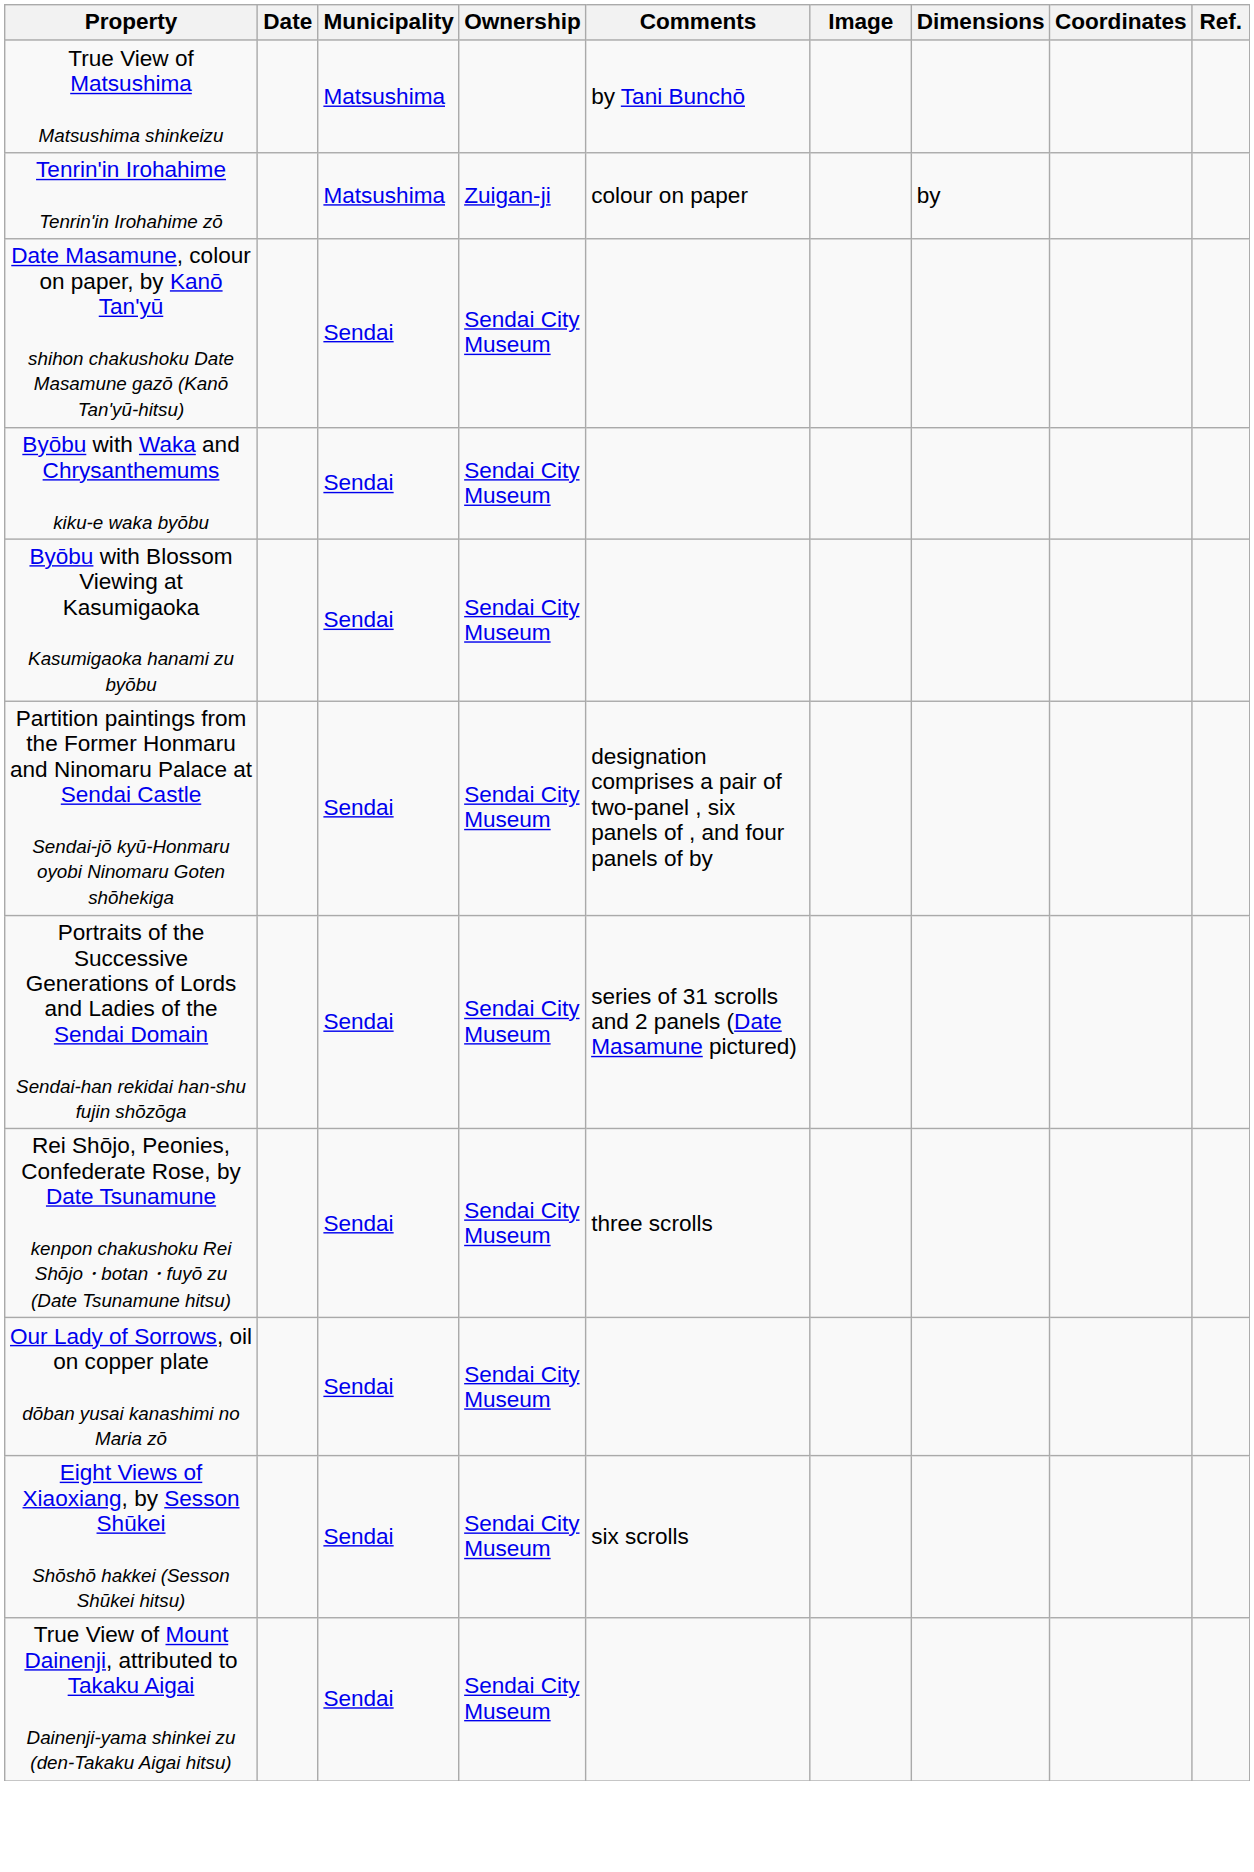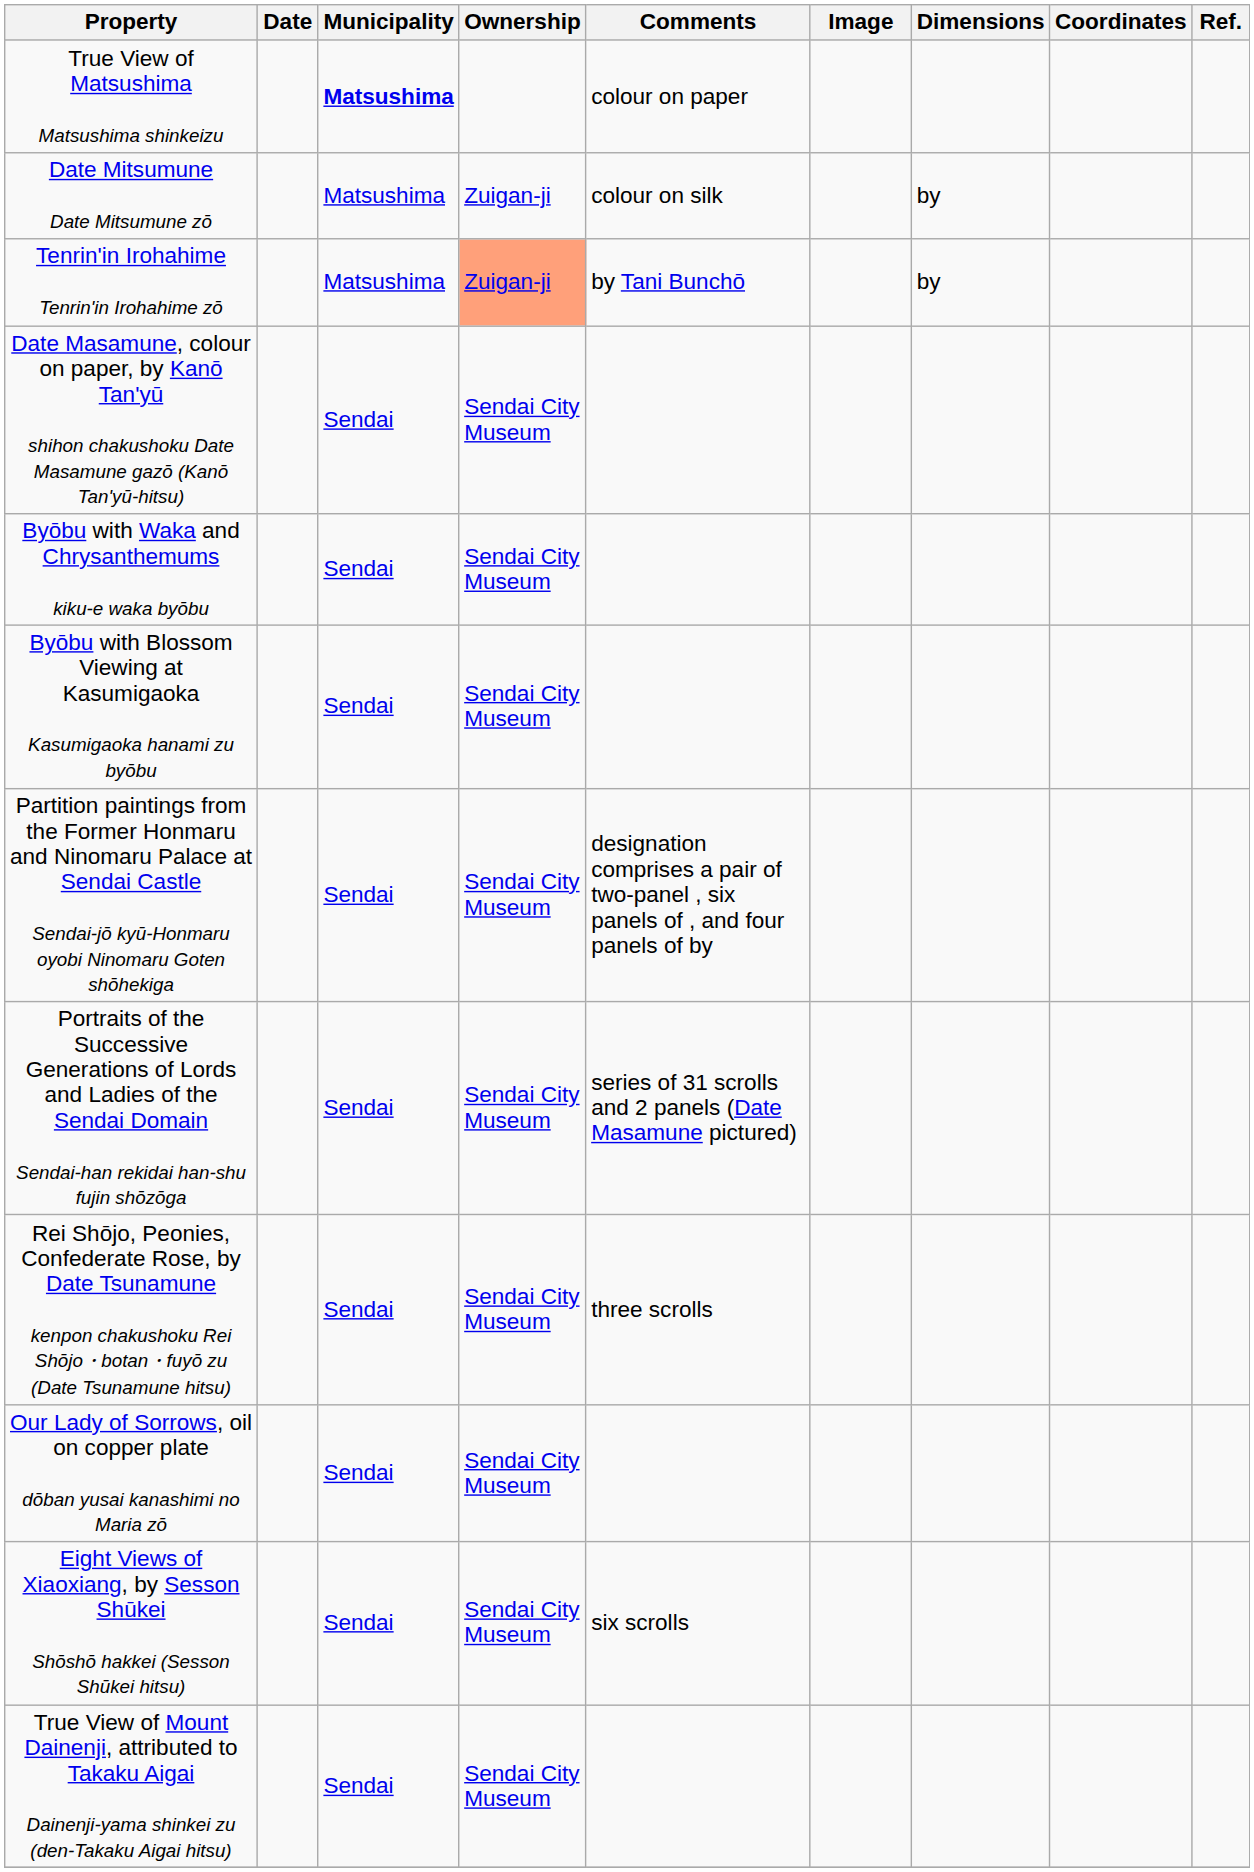(384, 96) normal -> (389, 96) bold
(668, 96) by Tani Bunchō -> (670, 96) colour on paper
+ row: (131, 195)
(507, 195) no background -> (507, 282) lightsalmon background
(670, 195) colour on paper -> (668, 282) by Tani Bunchō
